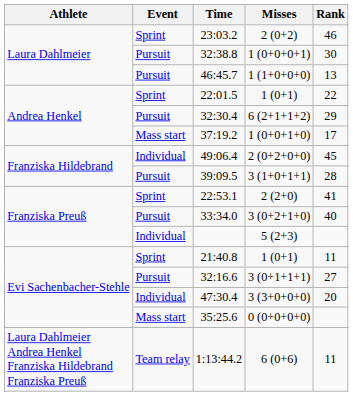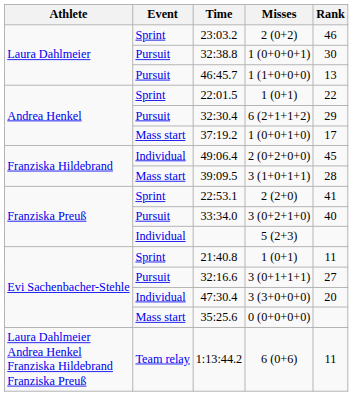(153, 176) Pursuit -> (160, 176) Mass start
